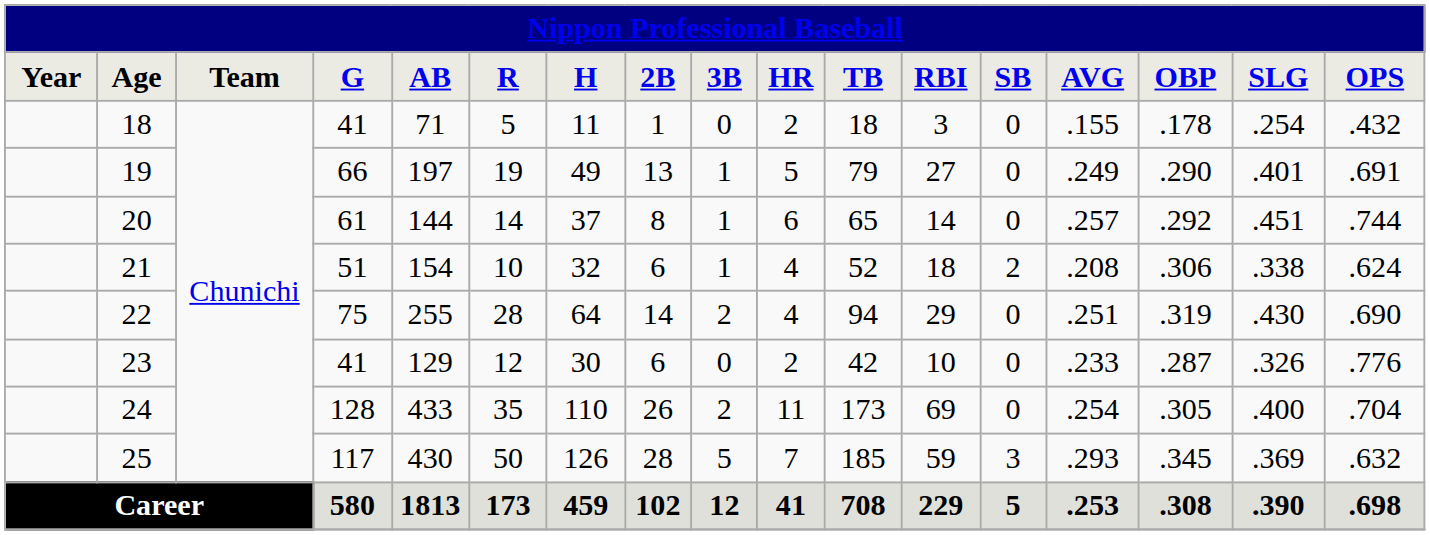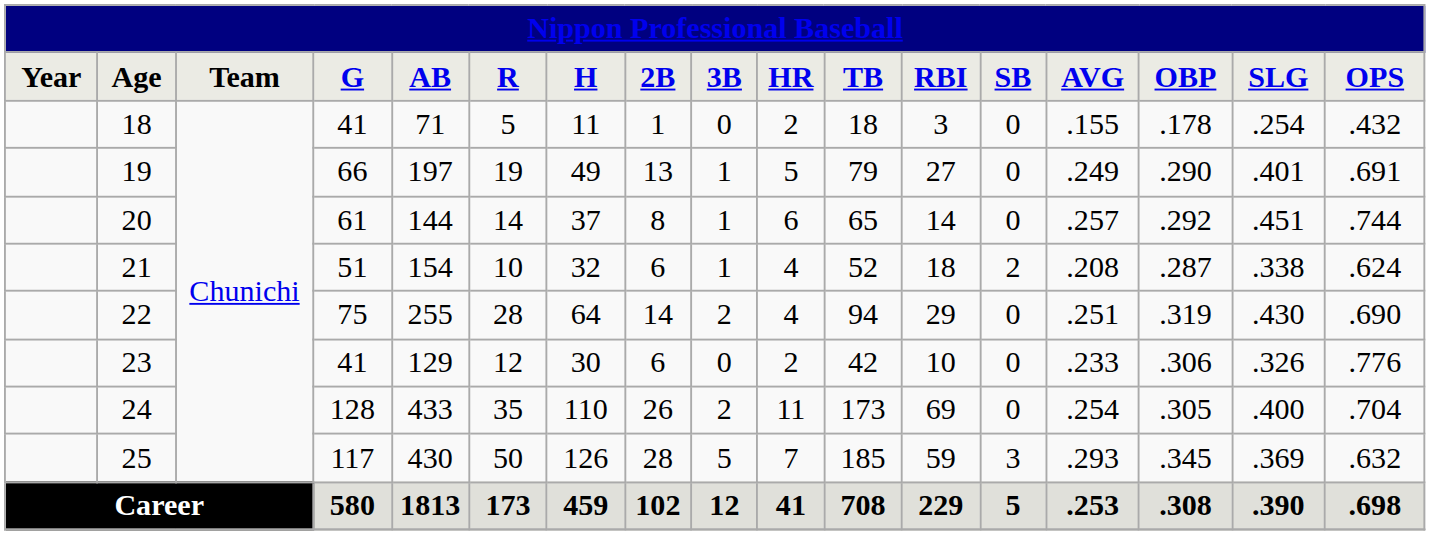(1185, 266) .306 -> (1185, 266) .287
(1185, 362) .287 -> (1185, 362) .306
